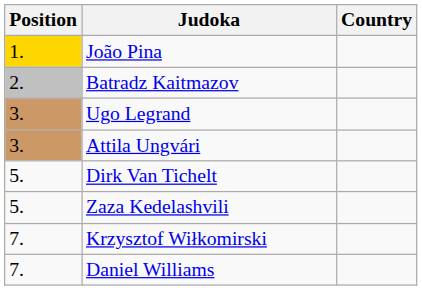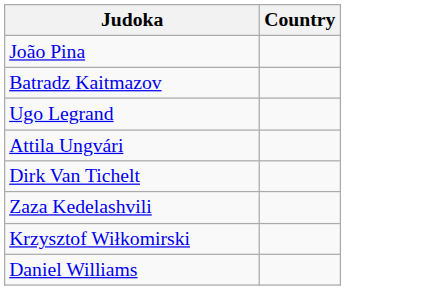- column: (43, 20)
